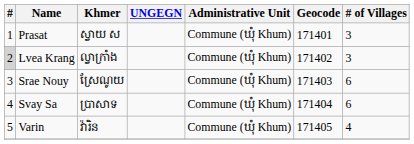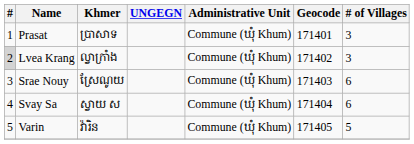(100, 34) ស្វាយ ស -> (99, 34) ប្រាសាទ
(99, 103) ប្រាសាទ -> (100, 103) ស្វាយ ស
(349, 127) 4 -> (349, 127) 5
